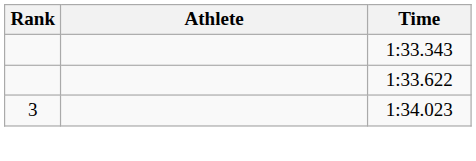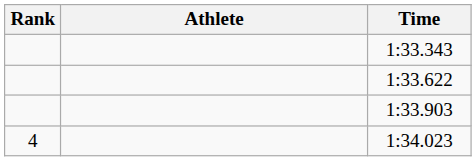+ row: (419, 110)
(33, 110) 3 -> (33, 140) 4
